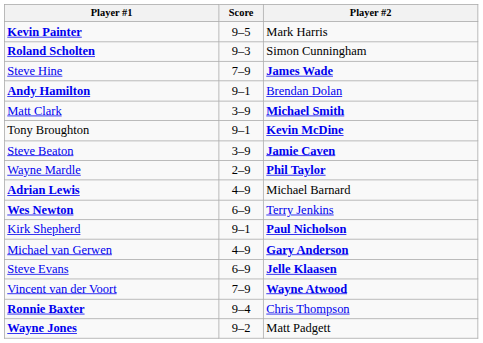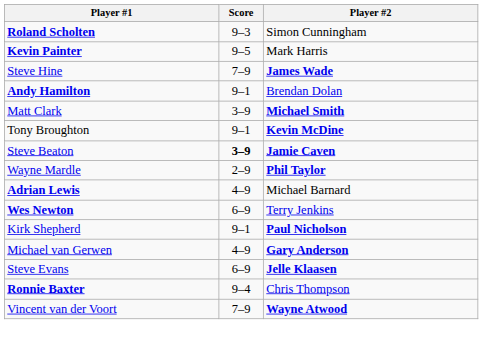rows swapped: (45, 31) <-> (51, 51)
(241, 150) normal -> (241, 150) bold
rows swapped: (46, 308) <-> (62, 289)
- row: (42, 328)
